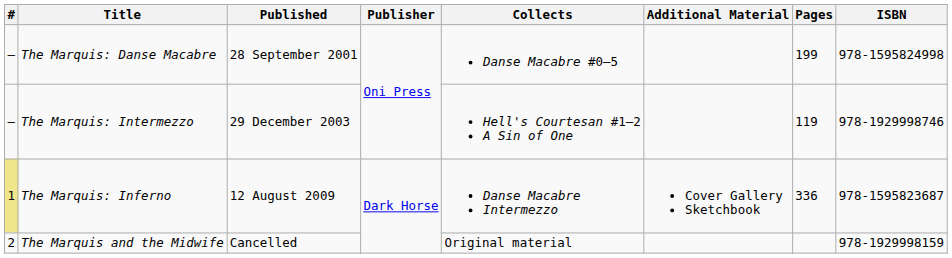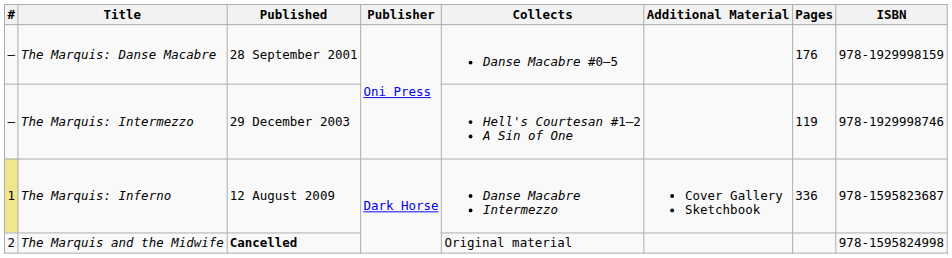(807, 55) 199 -> (807, 55) 176
(891, 55) 978-1595824998 -> (891, 55) 978-1929998159
(264, 243) normal -> (264, 243) bold
(891, 243) 978-1929998159 -> (891, 243) 978-1595824998
